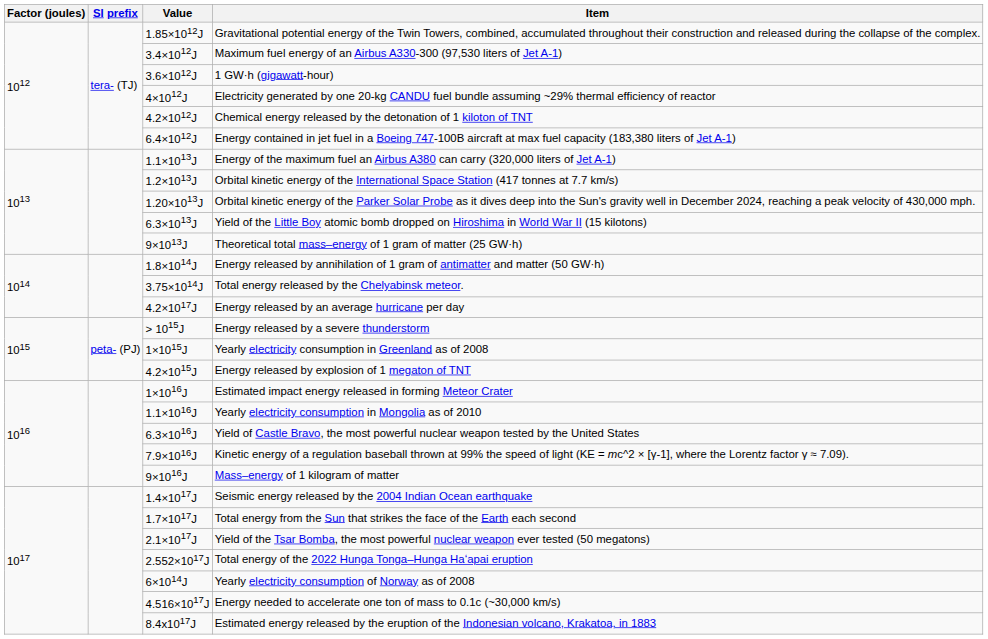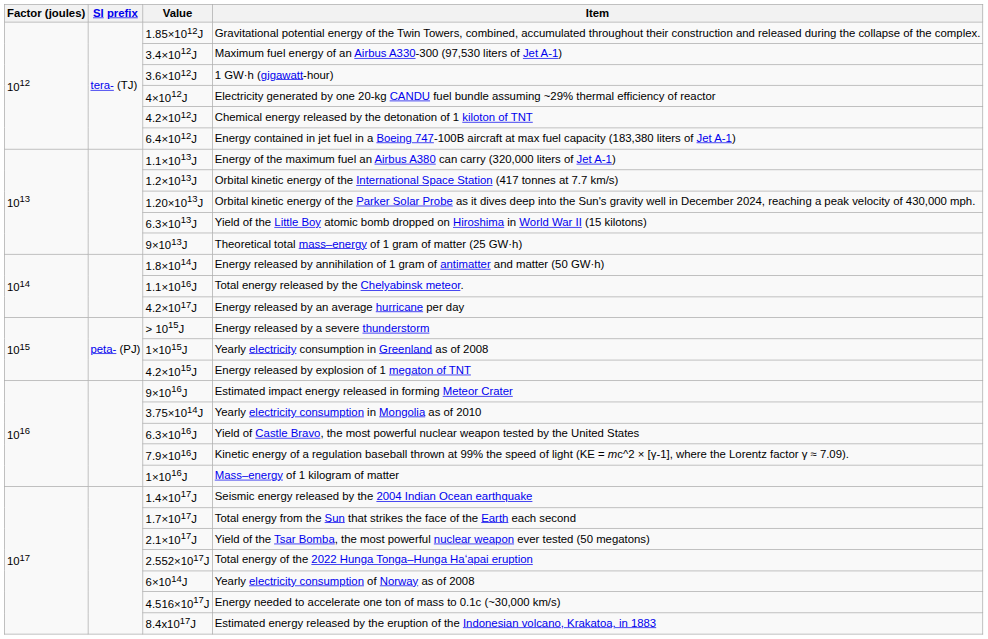(174, 286) 3.75×1014J -> (171, 286) 1.1×1016J
(166, 391) 1×1016J -> (166, 391) 9×1016J
(171, 412) 1.1×1016J -> (174, 412) 3.75×1014J
(166, 475) 9×1016J -> (166, 475) 1×1016J
